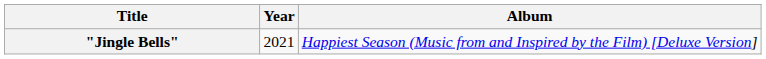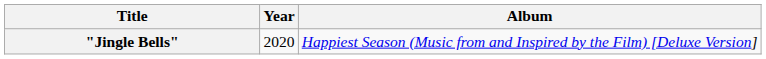(279, 41) 2021 -> (279, 41) 2020
